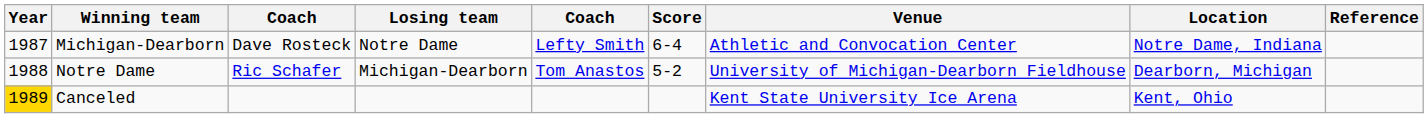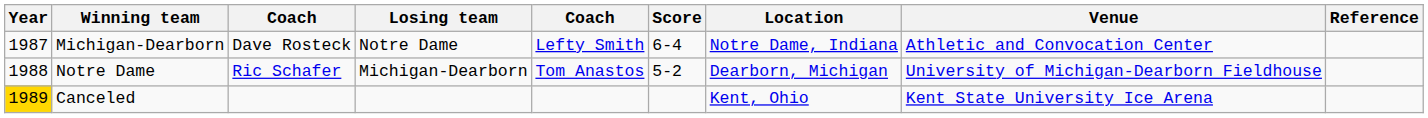columns swapped: (1228, 18) <-> (918, 18)
